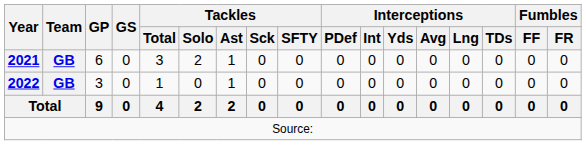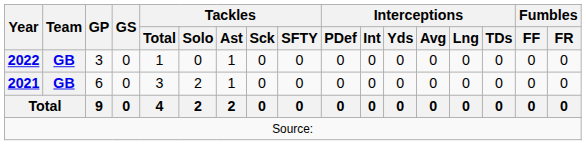rows swapped: (24, 60) <-> (24, 83)
